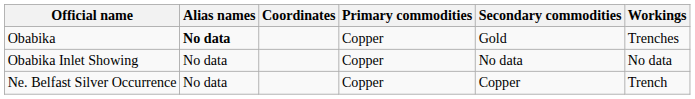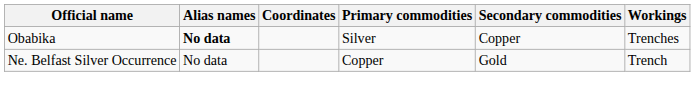(363, 37) Copper -> (359, 37) Silver
(493, 37) Gold -> (499, 37) Copper
- row: (73, 60)
(499, 82) Copper -> (493, 60) Gold
